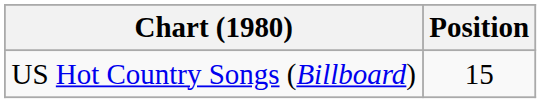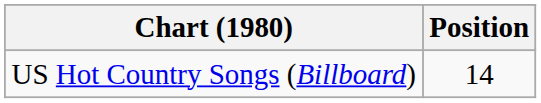(479, 73) 15 -> (479, 73) 14
